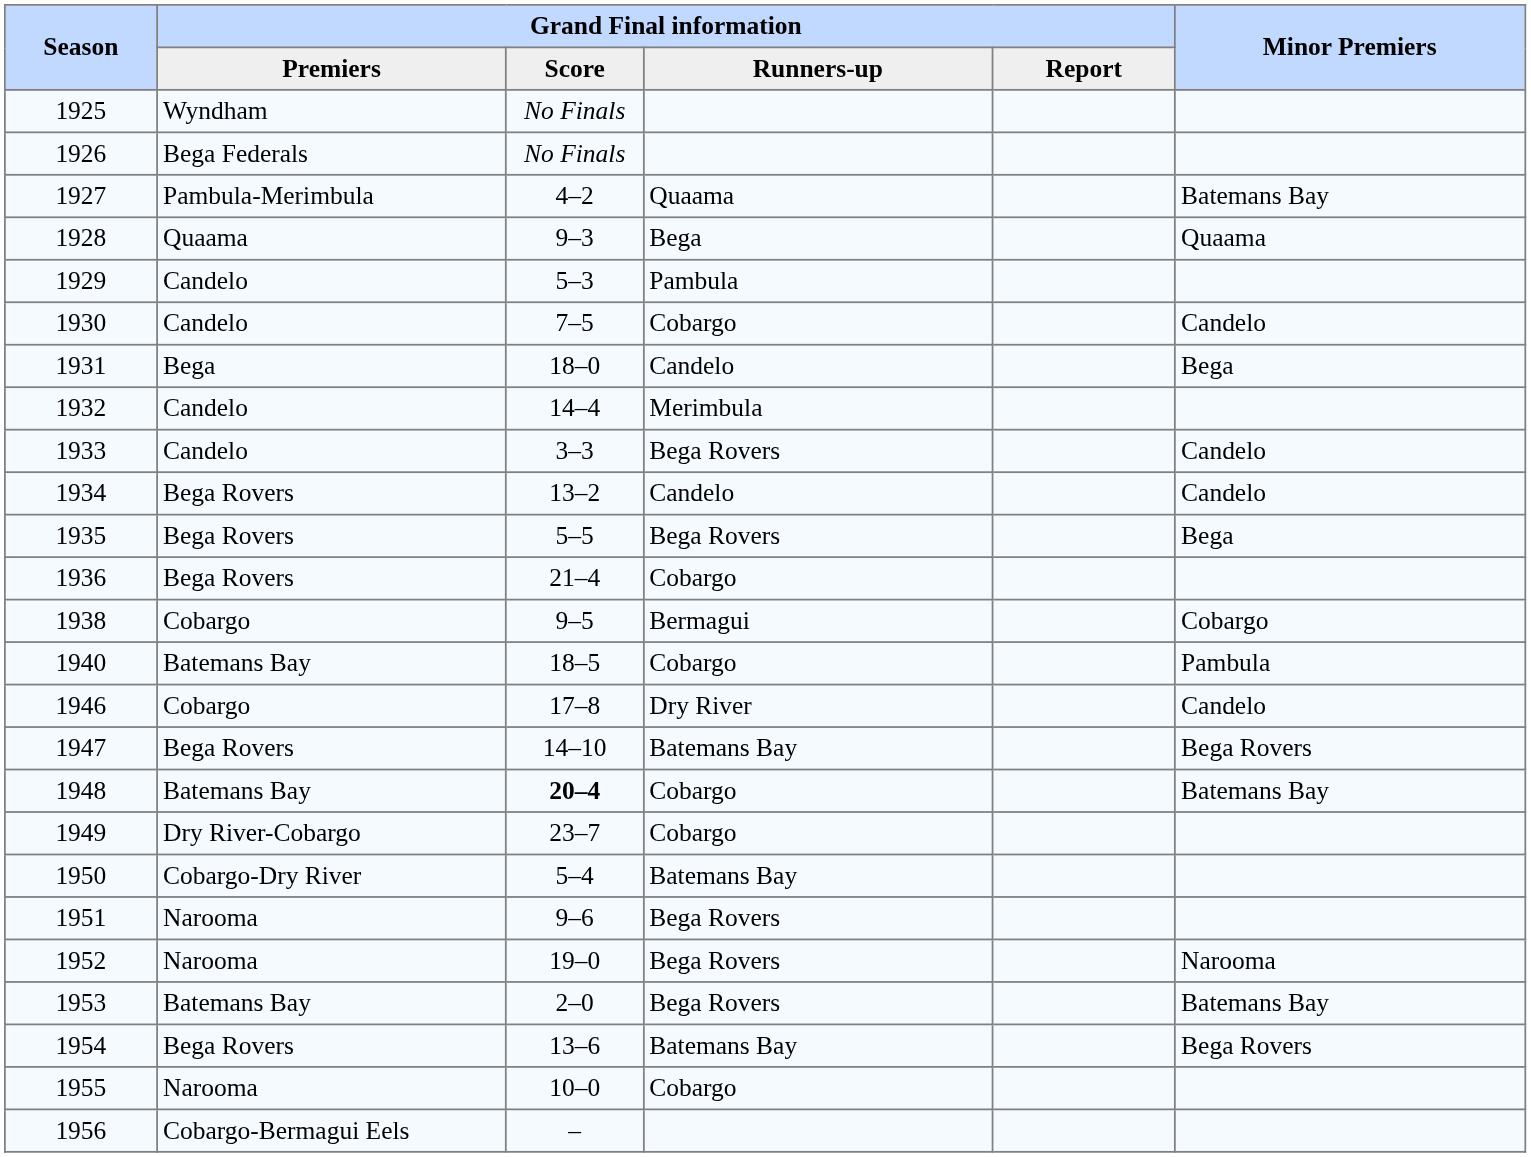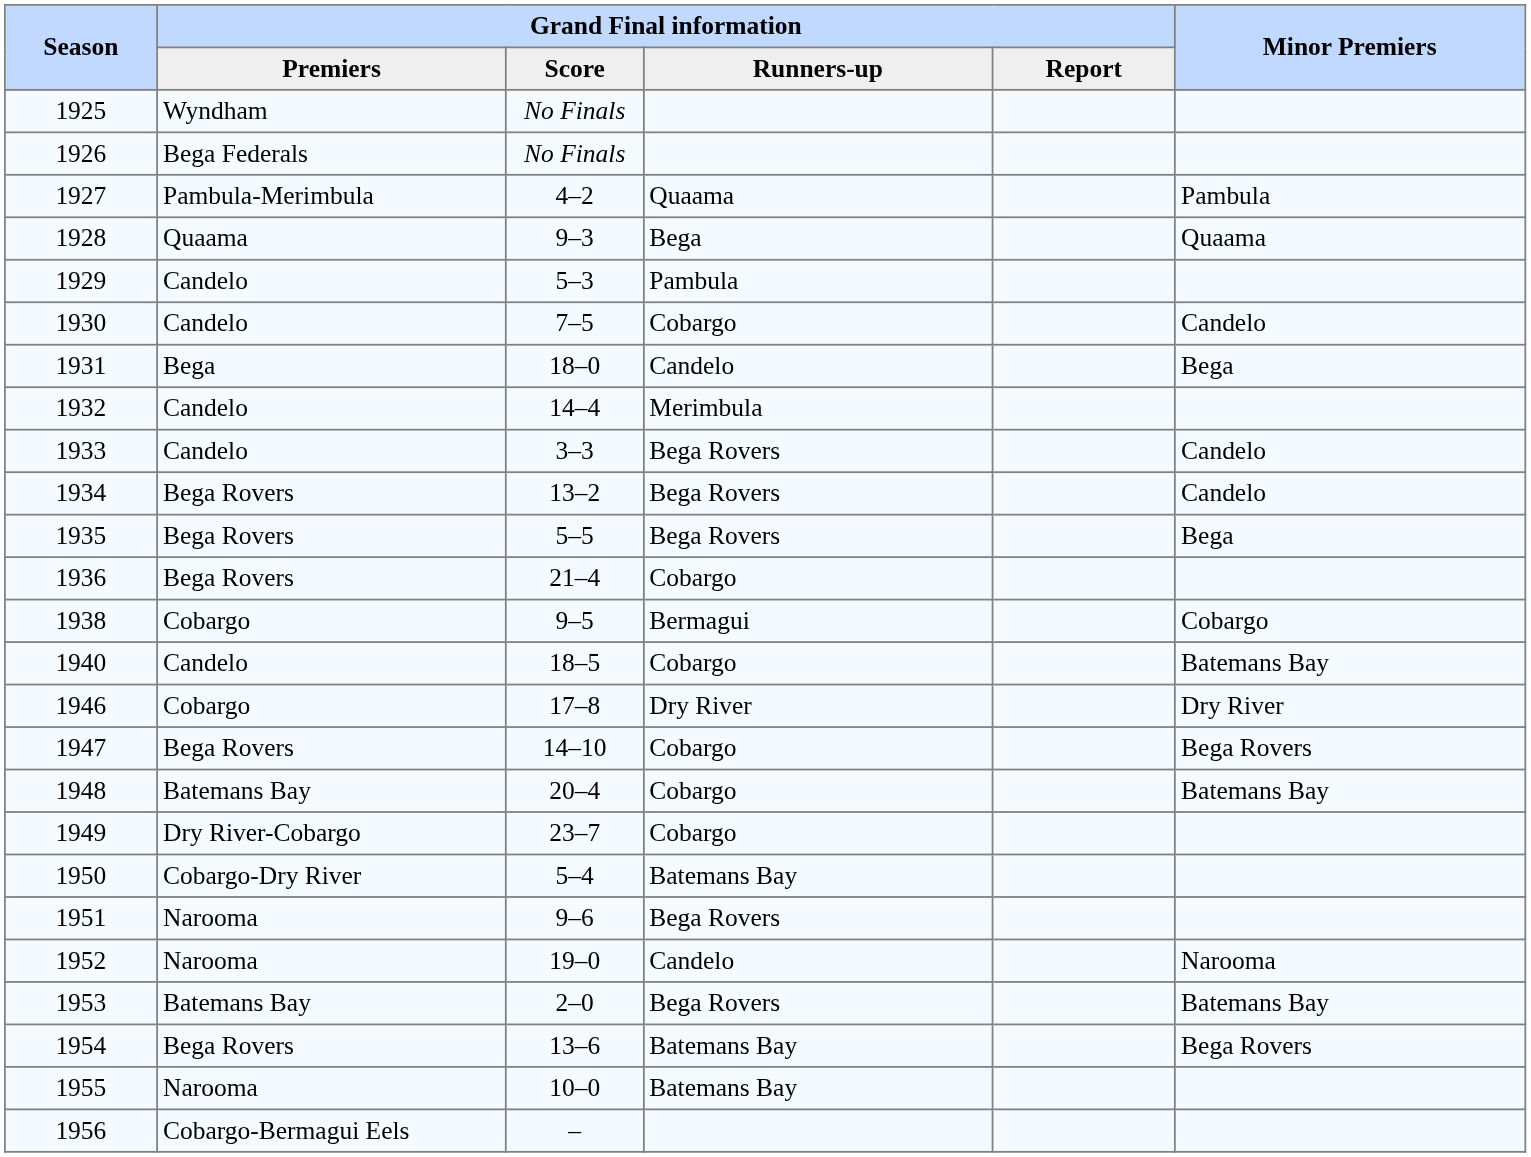(1255, 195) Batemans Bay -> (1226, 195) Pambula
(692, 493) Candelo -> (715, 493) Bega Rovers
(237, 662) Batemans Bay -> (205, 662) Candelo
(1226, 662) Pambula -> (1255, 662) Batemans Bay
(1224, 705) Candelo -> (1232, 705) Dry River
(723, 747) Batemans Bay -> (693, 747) Cobargo
(575, 790) bold -> (575, 790) normal
(715, 960) Bega Rovers -> (692, 960) Candelo
(693, 1087) Cobargo -> (723, 1087) Batemans Bay
